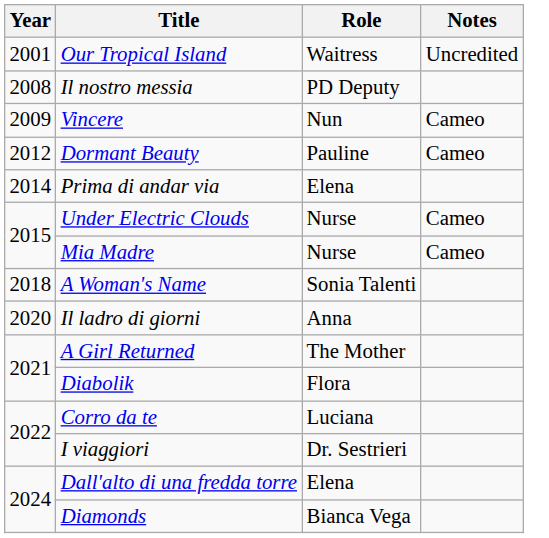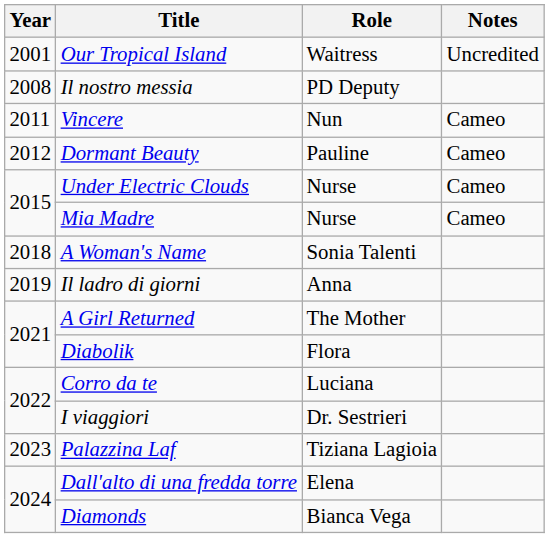(30, 119) 2009 -> (30, 119) 2011
- row: (140, 185)
(30, 317) 2020 -> (30, 284) 2019
+ row: (118, 449)
